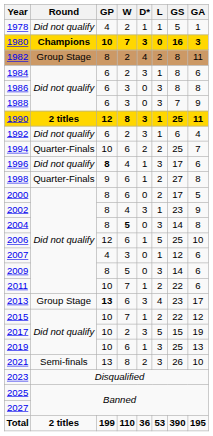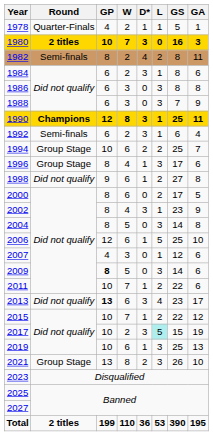(64, 27) Did not qualify -> (64, 27) Quarter-Finals
(64, 42) Champions -> (64, 42) 2 titles
(64, 57) Group Stage -> (64, 57) Semi-finals
(64, 118) 2 titles -> (64, 118) Champions
(64, 133) Did not qualify -> (64, 133) Semi-finals
(64, 149) Quarter-Finals -> (64, 149) Group Stage
(64, 164) Did not qualify -> (64, 164) Group Stage
(107, 164) bold -> (107, 164) normal
(64, 179) Quarter-Finals -> (64, 179) Did not qualify
(127, 225) bold -> (127, 225) normal
(107, 270) normal -> (107, 270) bold
(64, 301) Group Stage -> (64, 301) Did not qualify
(160, 331) no background -> (160, 331) paleturquoise background
(64, 362) Semi-finals -> (64, 362) Group Stage
